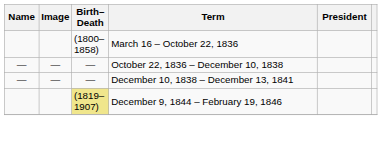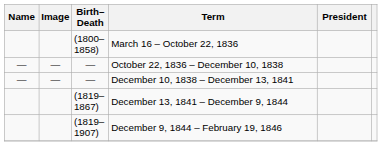+ row: (200, 101)
(89, 101) khaki background -> (89, 128) no background
